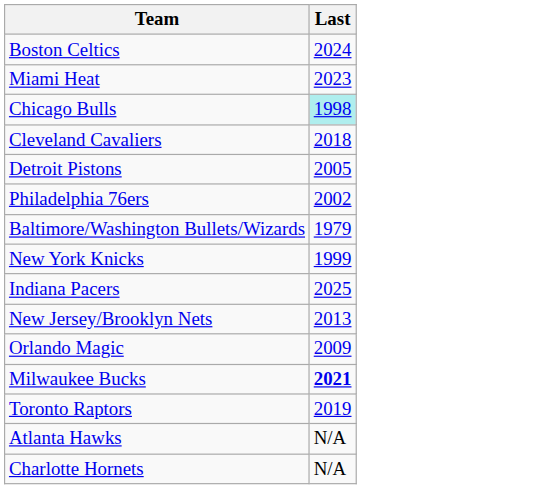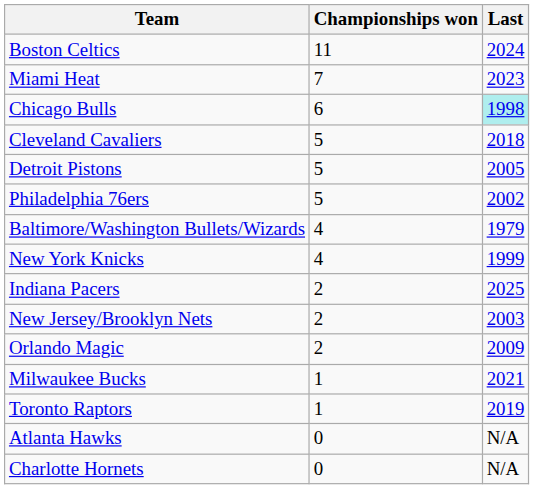+ column: (396, 19)
(333, 318) 2013 -> (506, 318) 2003
(333, 378) bold -> (506, 378) normal
